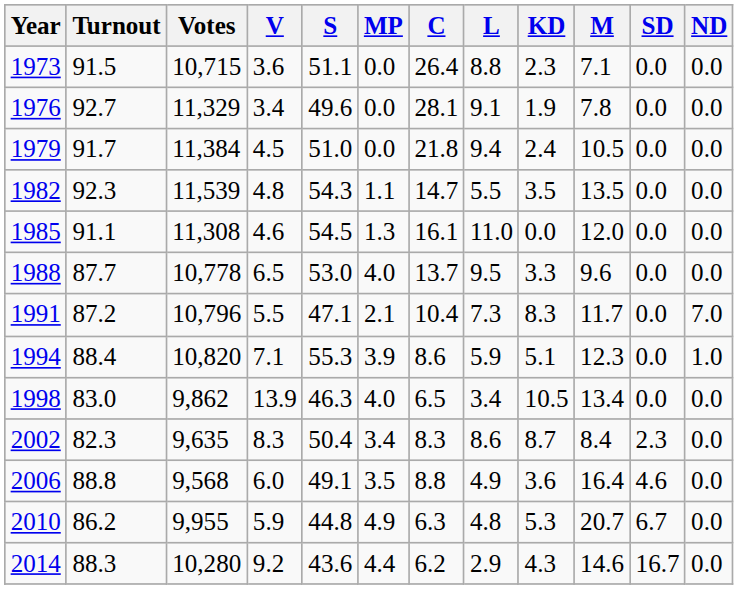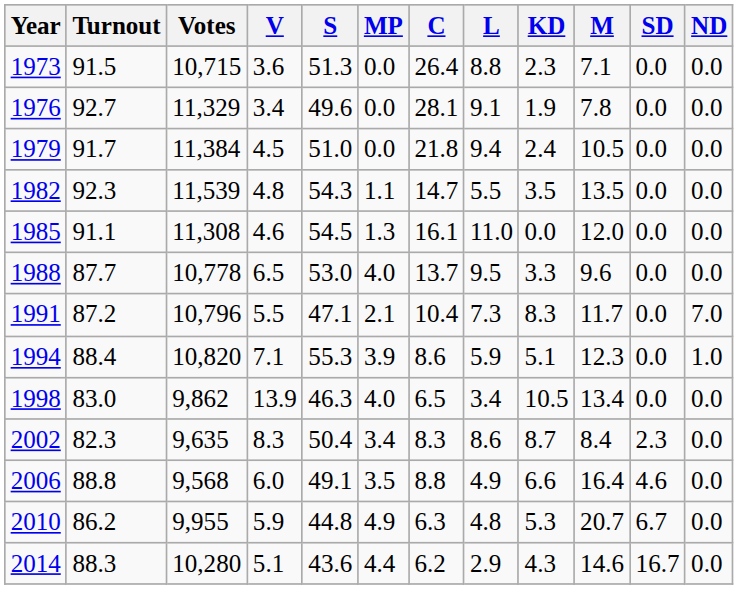(330, 66) 51.1 -> (330, 66) 51.3
(540, 480) 3.6 -> (540, 480) 6.6
(269, 562) 9.2 -> (269, 562) 5.1
